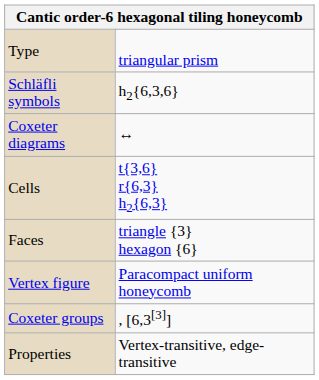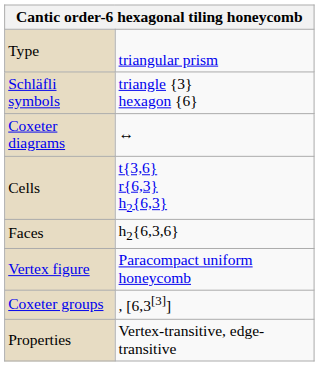(149, 92) h2{6,3,6} -> (158, 92) triangle {3} hexagon {6}
(158, 240) triangle {3} hexagon {6} -> (149, 233) h2{6,3,6}
